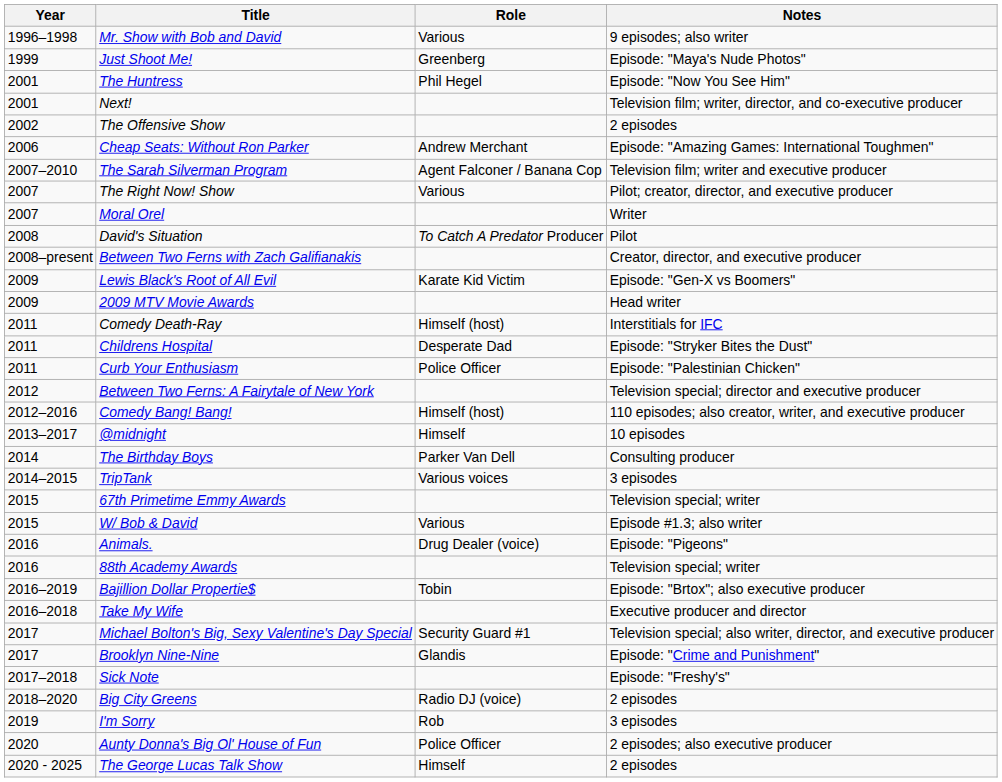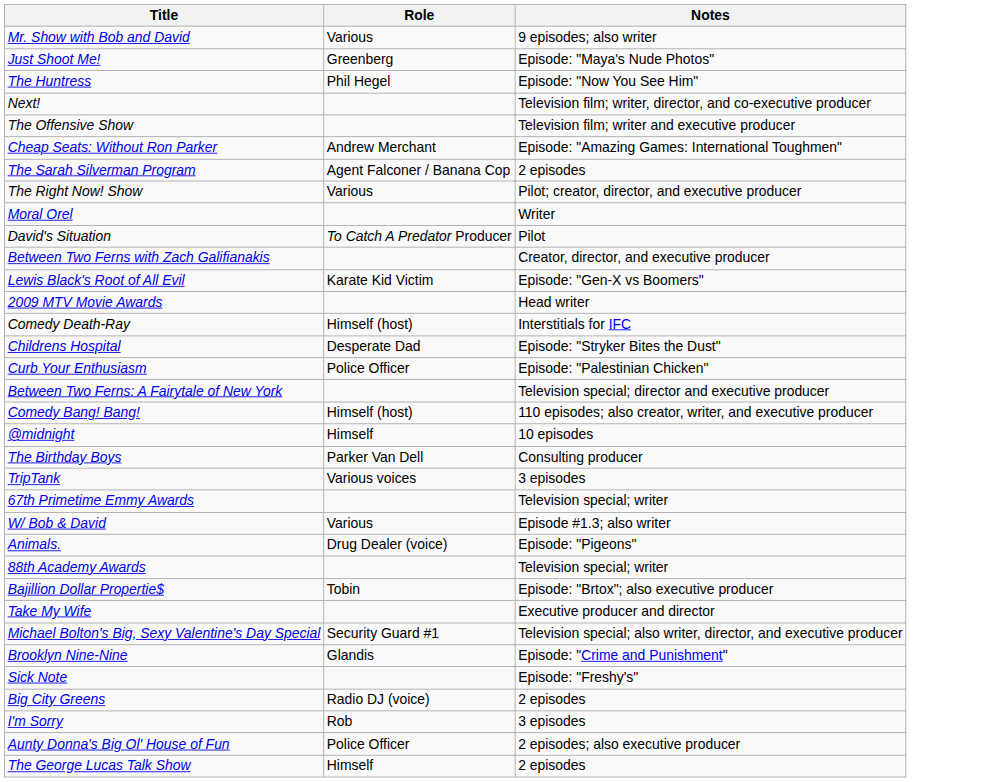- column: (50, 15)
(643, 125) 2 episodes -> (657, 125) Television film; writer and executive producer
(748, 170) Television film; writer and executive producer -> (552, 170) 2 episodes
